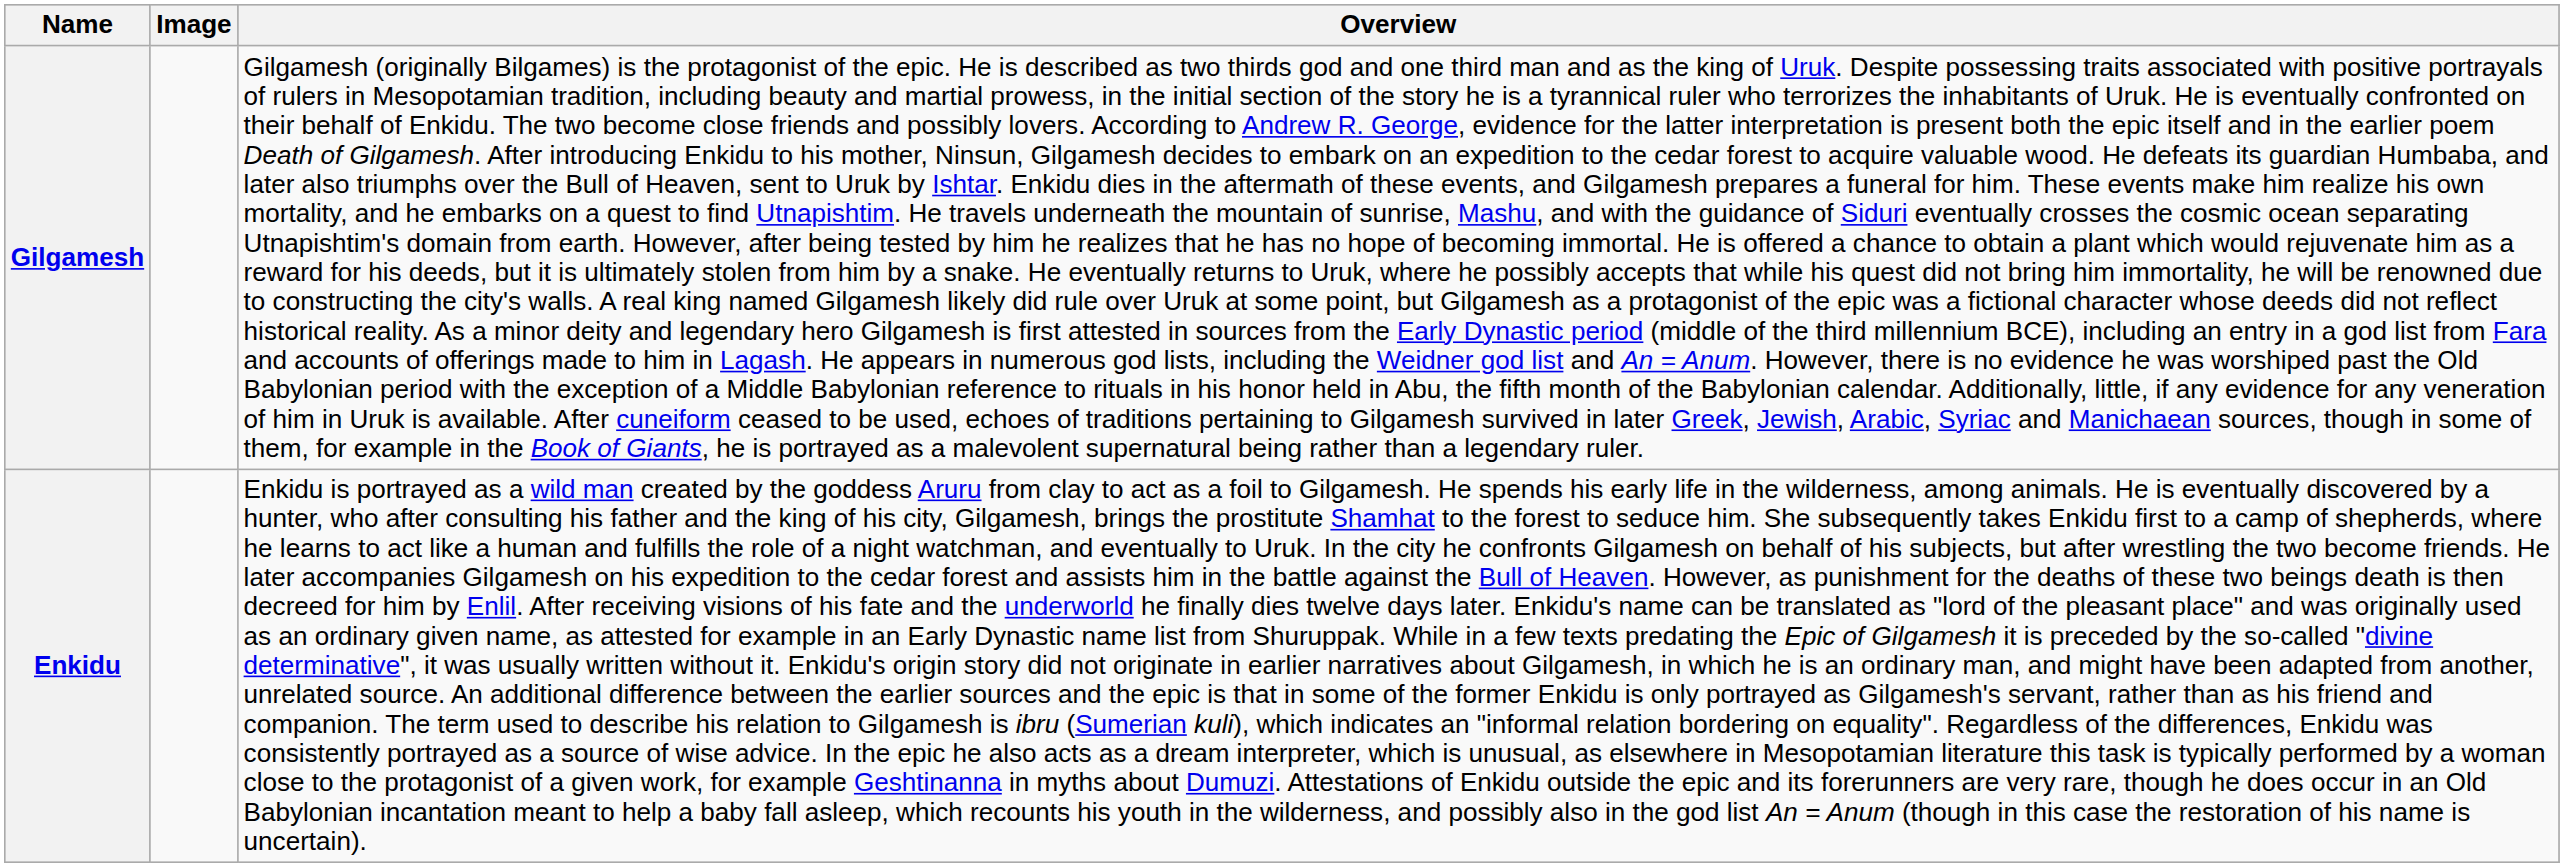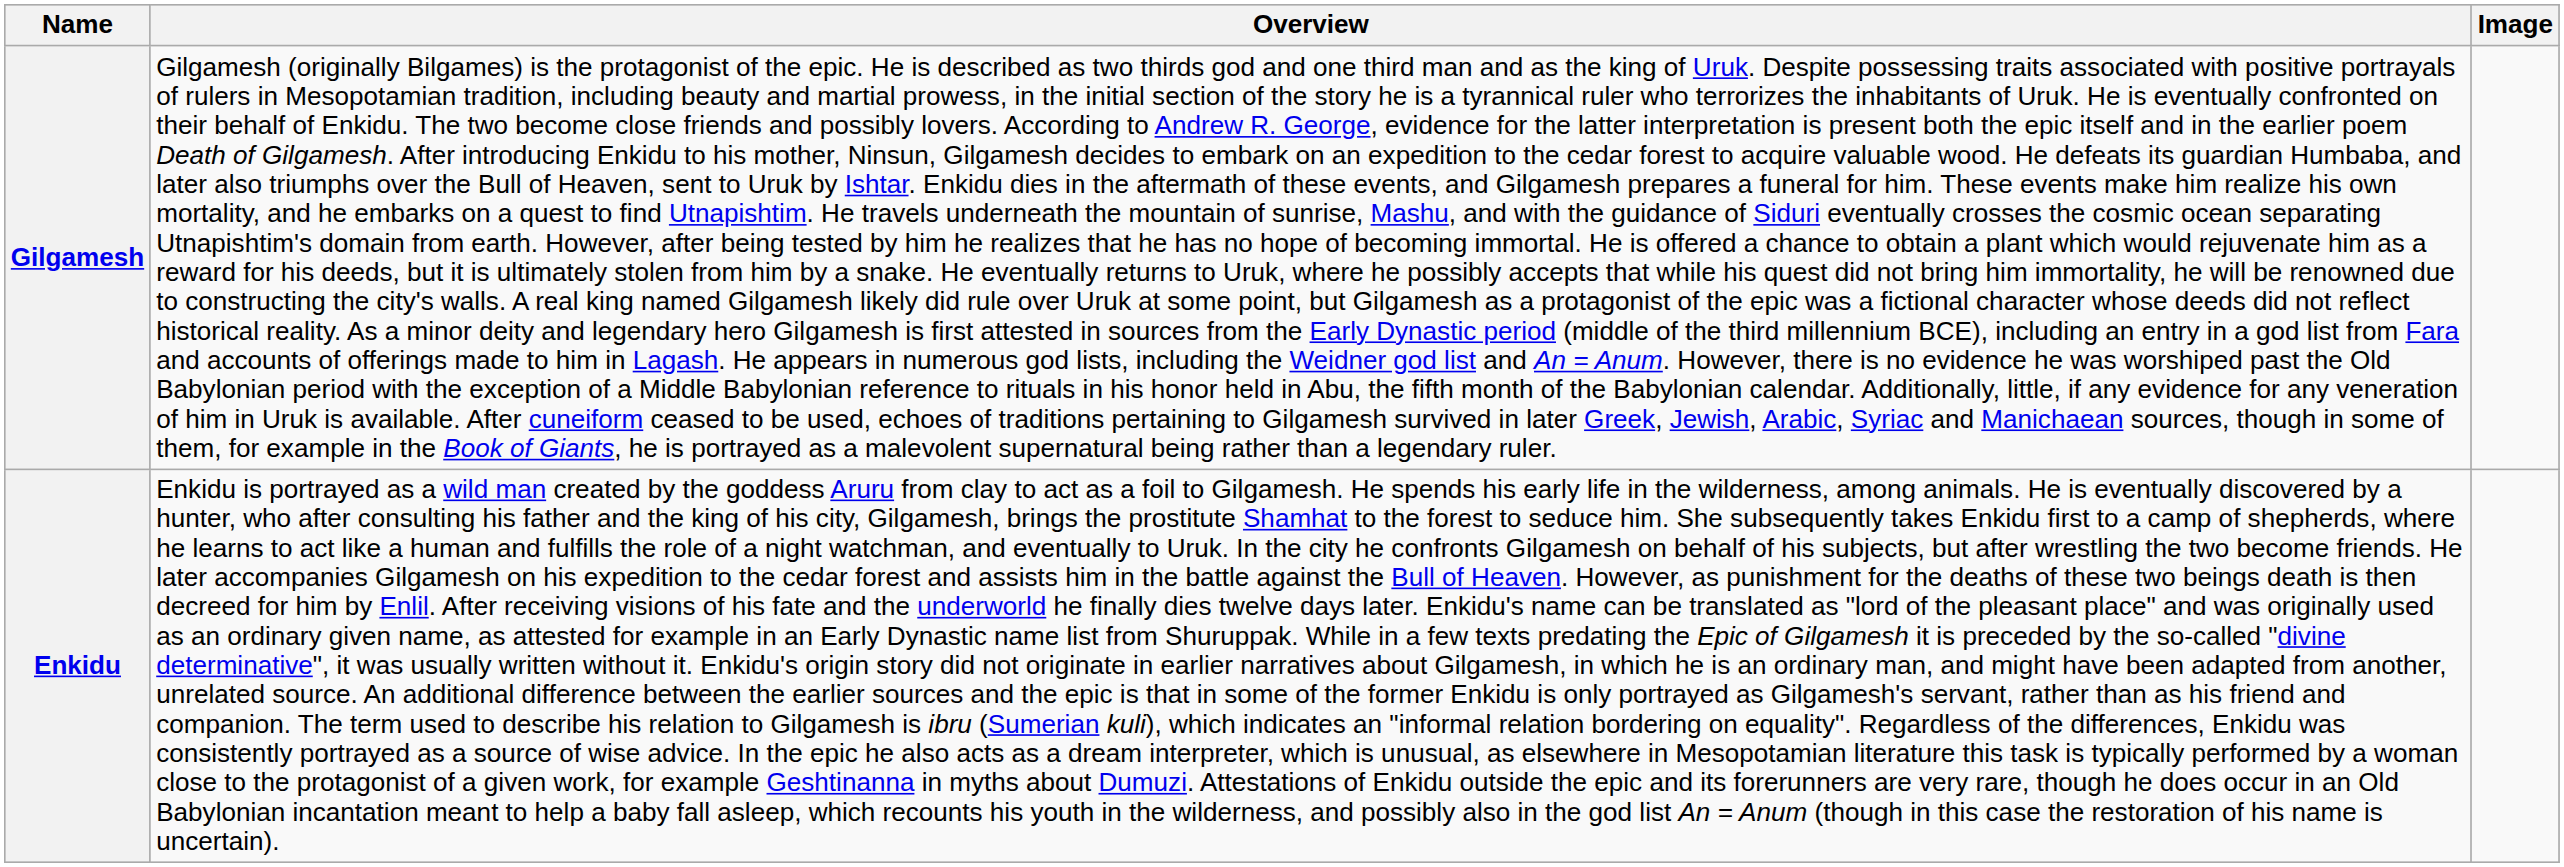columns swapped: (194, 25) <-> (1398, 25)
